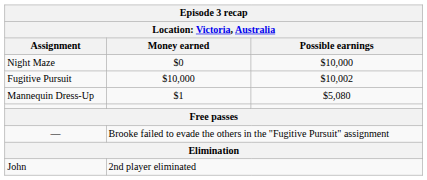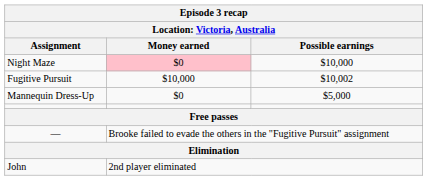(179, 62) no background -> (179, 62) pink background
(179, 96) $1 -> (179, 96) $0
(337, 96) $5,080 -> (337, 96) $5,000
